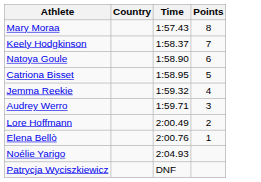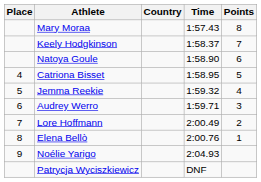+ column: (20, 12)
